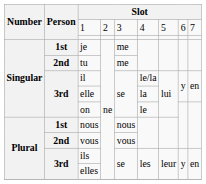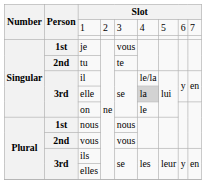(123, 47) me -> (126, 47) vous
(123, 63) me -> (120, 63) te
(143, 94) no background -> (143, 94) lightgrey background
